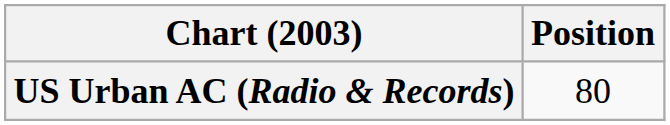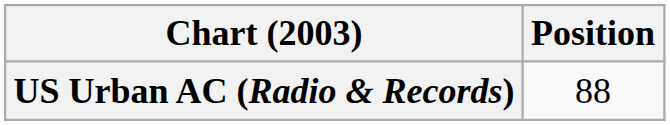(593, 90) 80 -> (593, 90) 88
